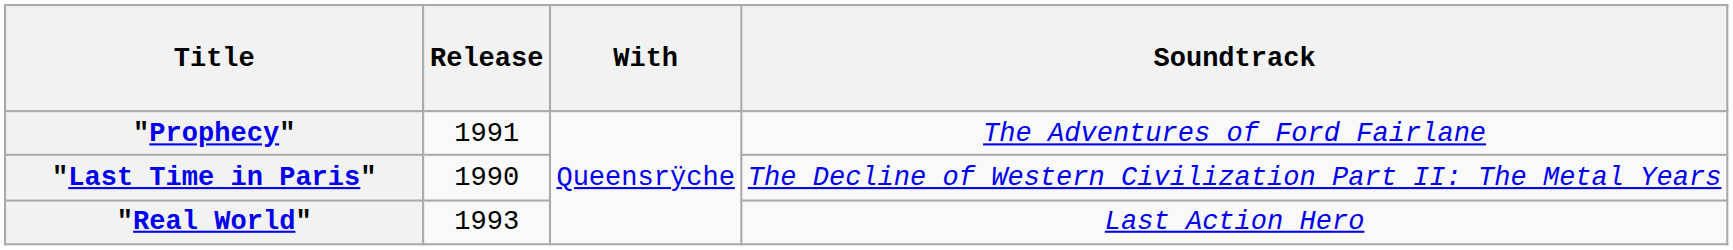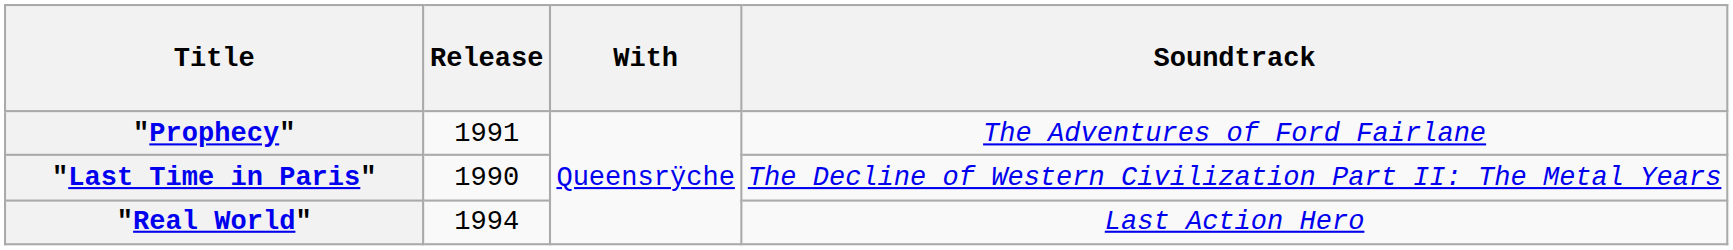(487, 222) 1993 -> (487, 222) 1994
